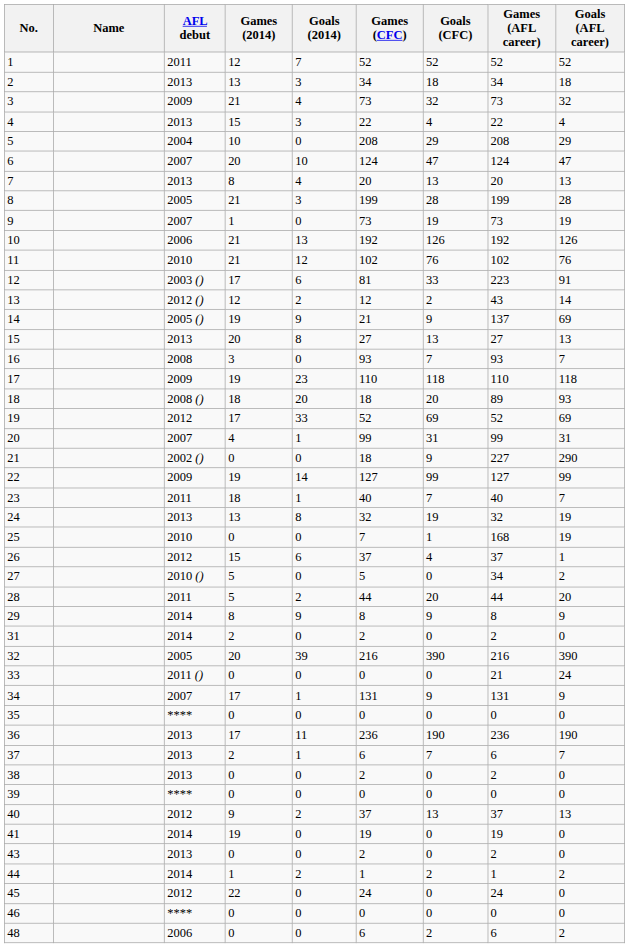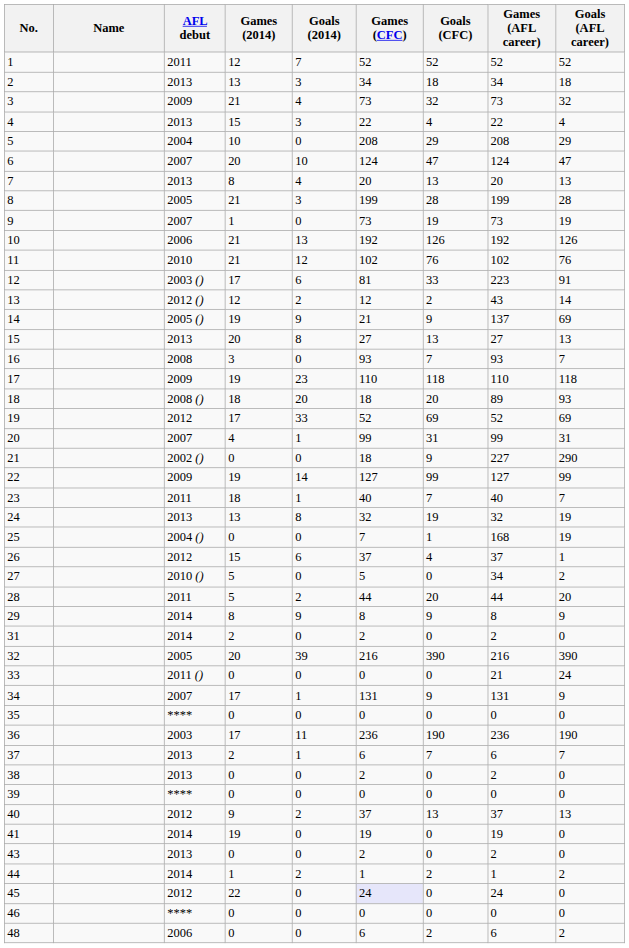(180, 537) 2010 -> (185, 537) 2004 ()
(180, 735) 2013 -> (180, 735) 2003
(365, 893) no background -> (365, 893) lavender background
